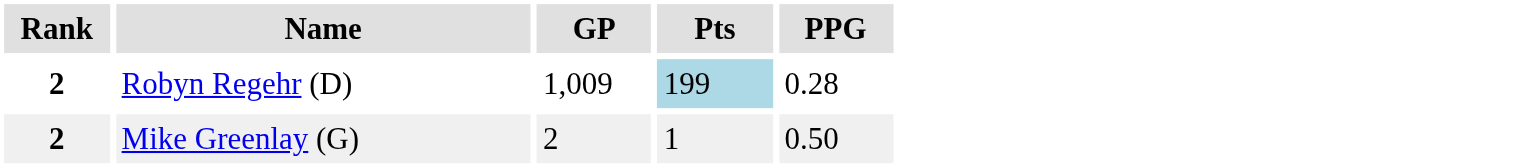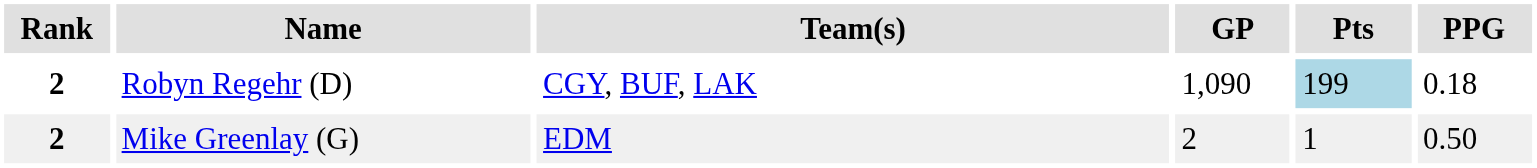+ column: (853, 28)
(578, 83) 1,009 -> (1216, 83) 1,090
(812, 83) 0.28 -> (1450, 83) 0.18
